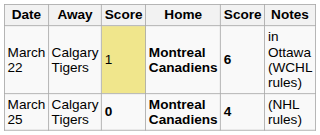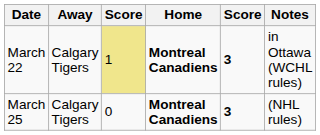(228, 59) 6 -> (228, 59) 3
(109, 111) bold -> (109, 111) normal
(228, 111) 4 -> (228, 111) 3
